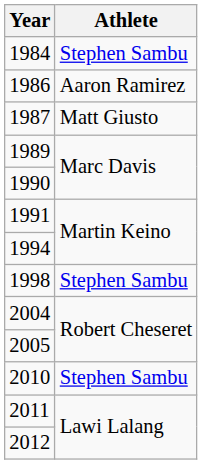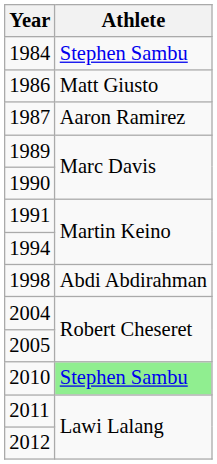(123, 85) Aaron Ramirez -> (109, 85) Matt Giusto
(109, 118) Matt Giusto -> (123, 118) Aaron Ramirez
(124, 280) Stephen Sambu -> (133, 280) Abdi Abdirahman
(124, 378) no background -> (124, 378) lightgreen background
